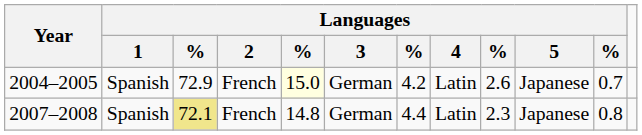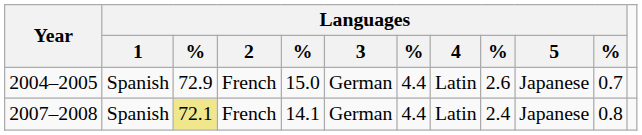(303, 82) lightyellow background -> (303, 82) no background
(414, 82) 4.2 -> (414, 82) 4.4
(303, 113) 14.8 -> (303, 113) 14.1
(498, 113) 2.3 -> (498, 113) 2.4
